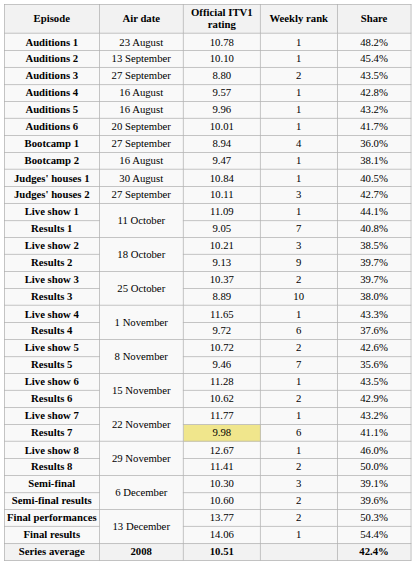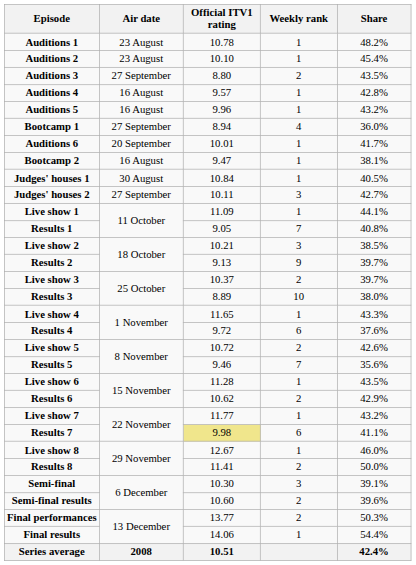(141, 59) 13 September -> (141, 59) 23 August
rows swapped: (52, 127) <-> (52, 144)
